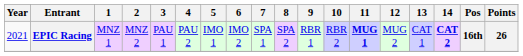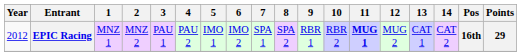(17, 36) 2021 -> (17, 36) 2012
(447, 36) bold -> (446, 36) normal
(502, 36) 26 -> (500, 36) 29
